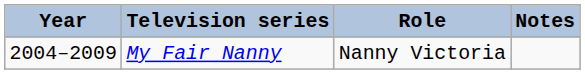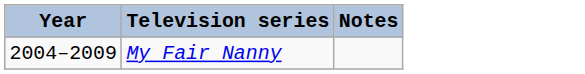- column: (422, 21)
